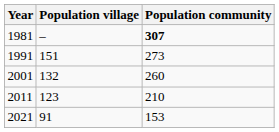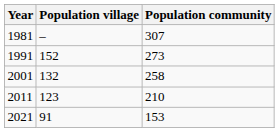(155, 35) bold -> (155, 35) normal
(49, 55) 151 -> (49, 55) 152
(155, 76) 260 -> (155, 76) 258
